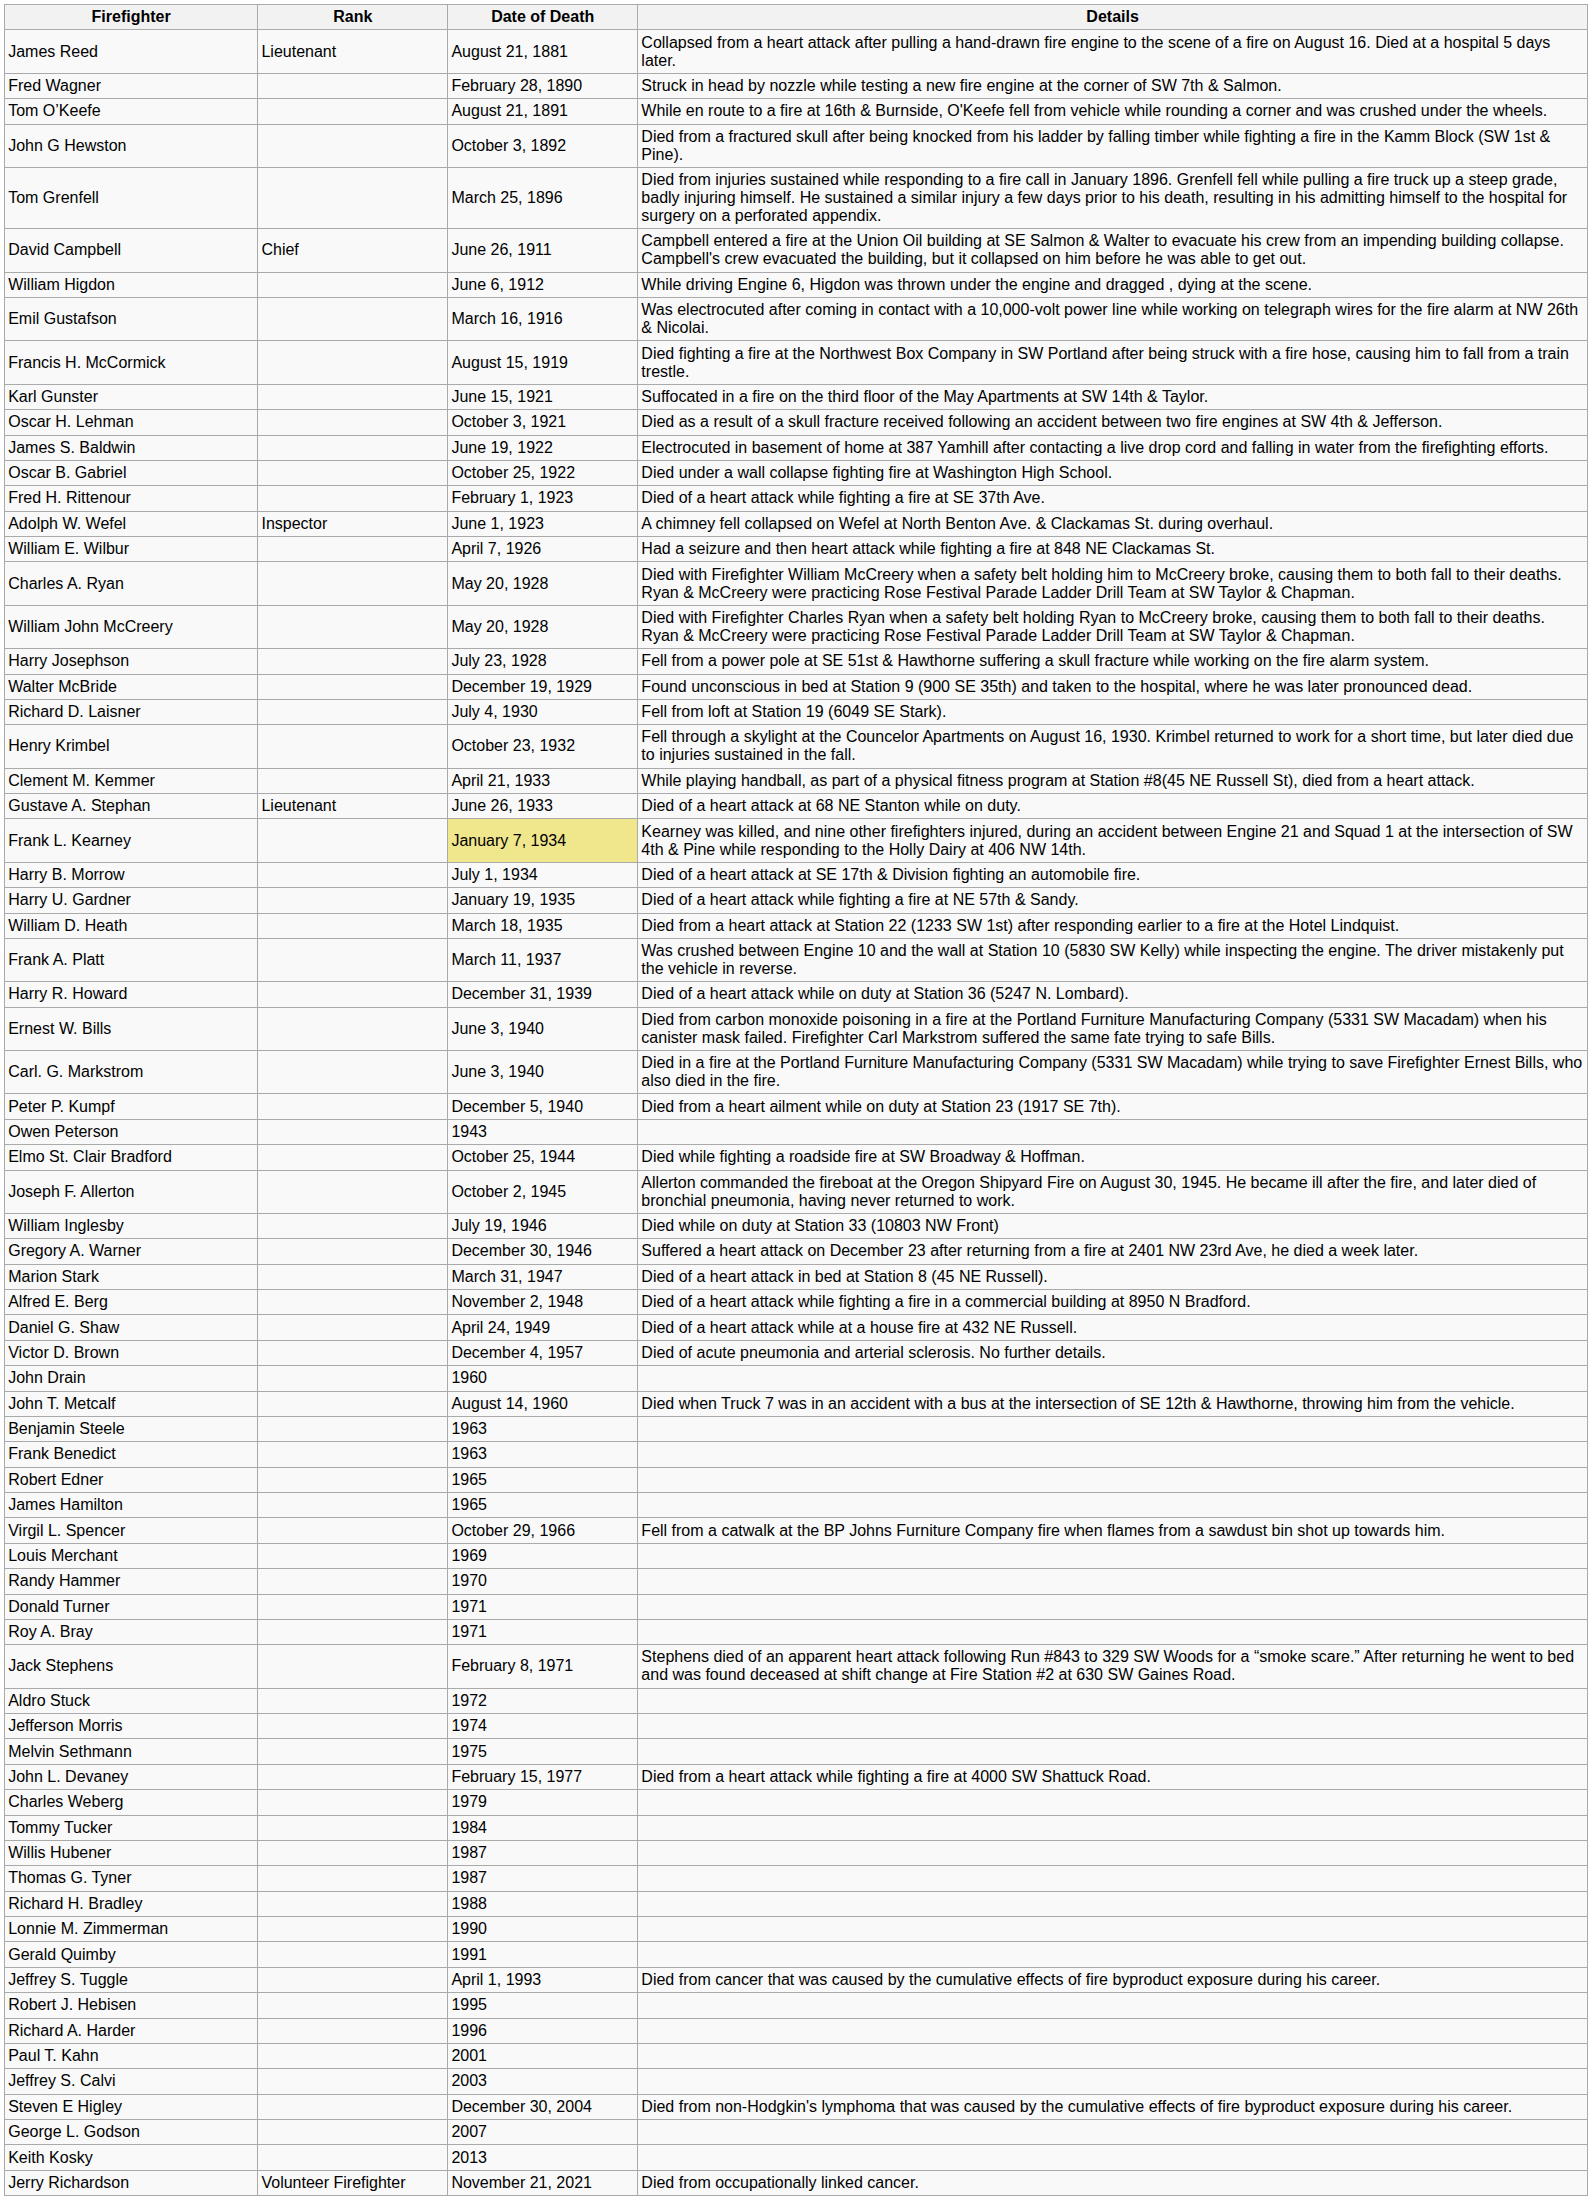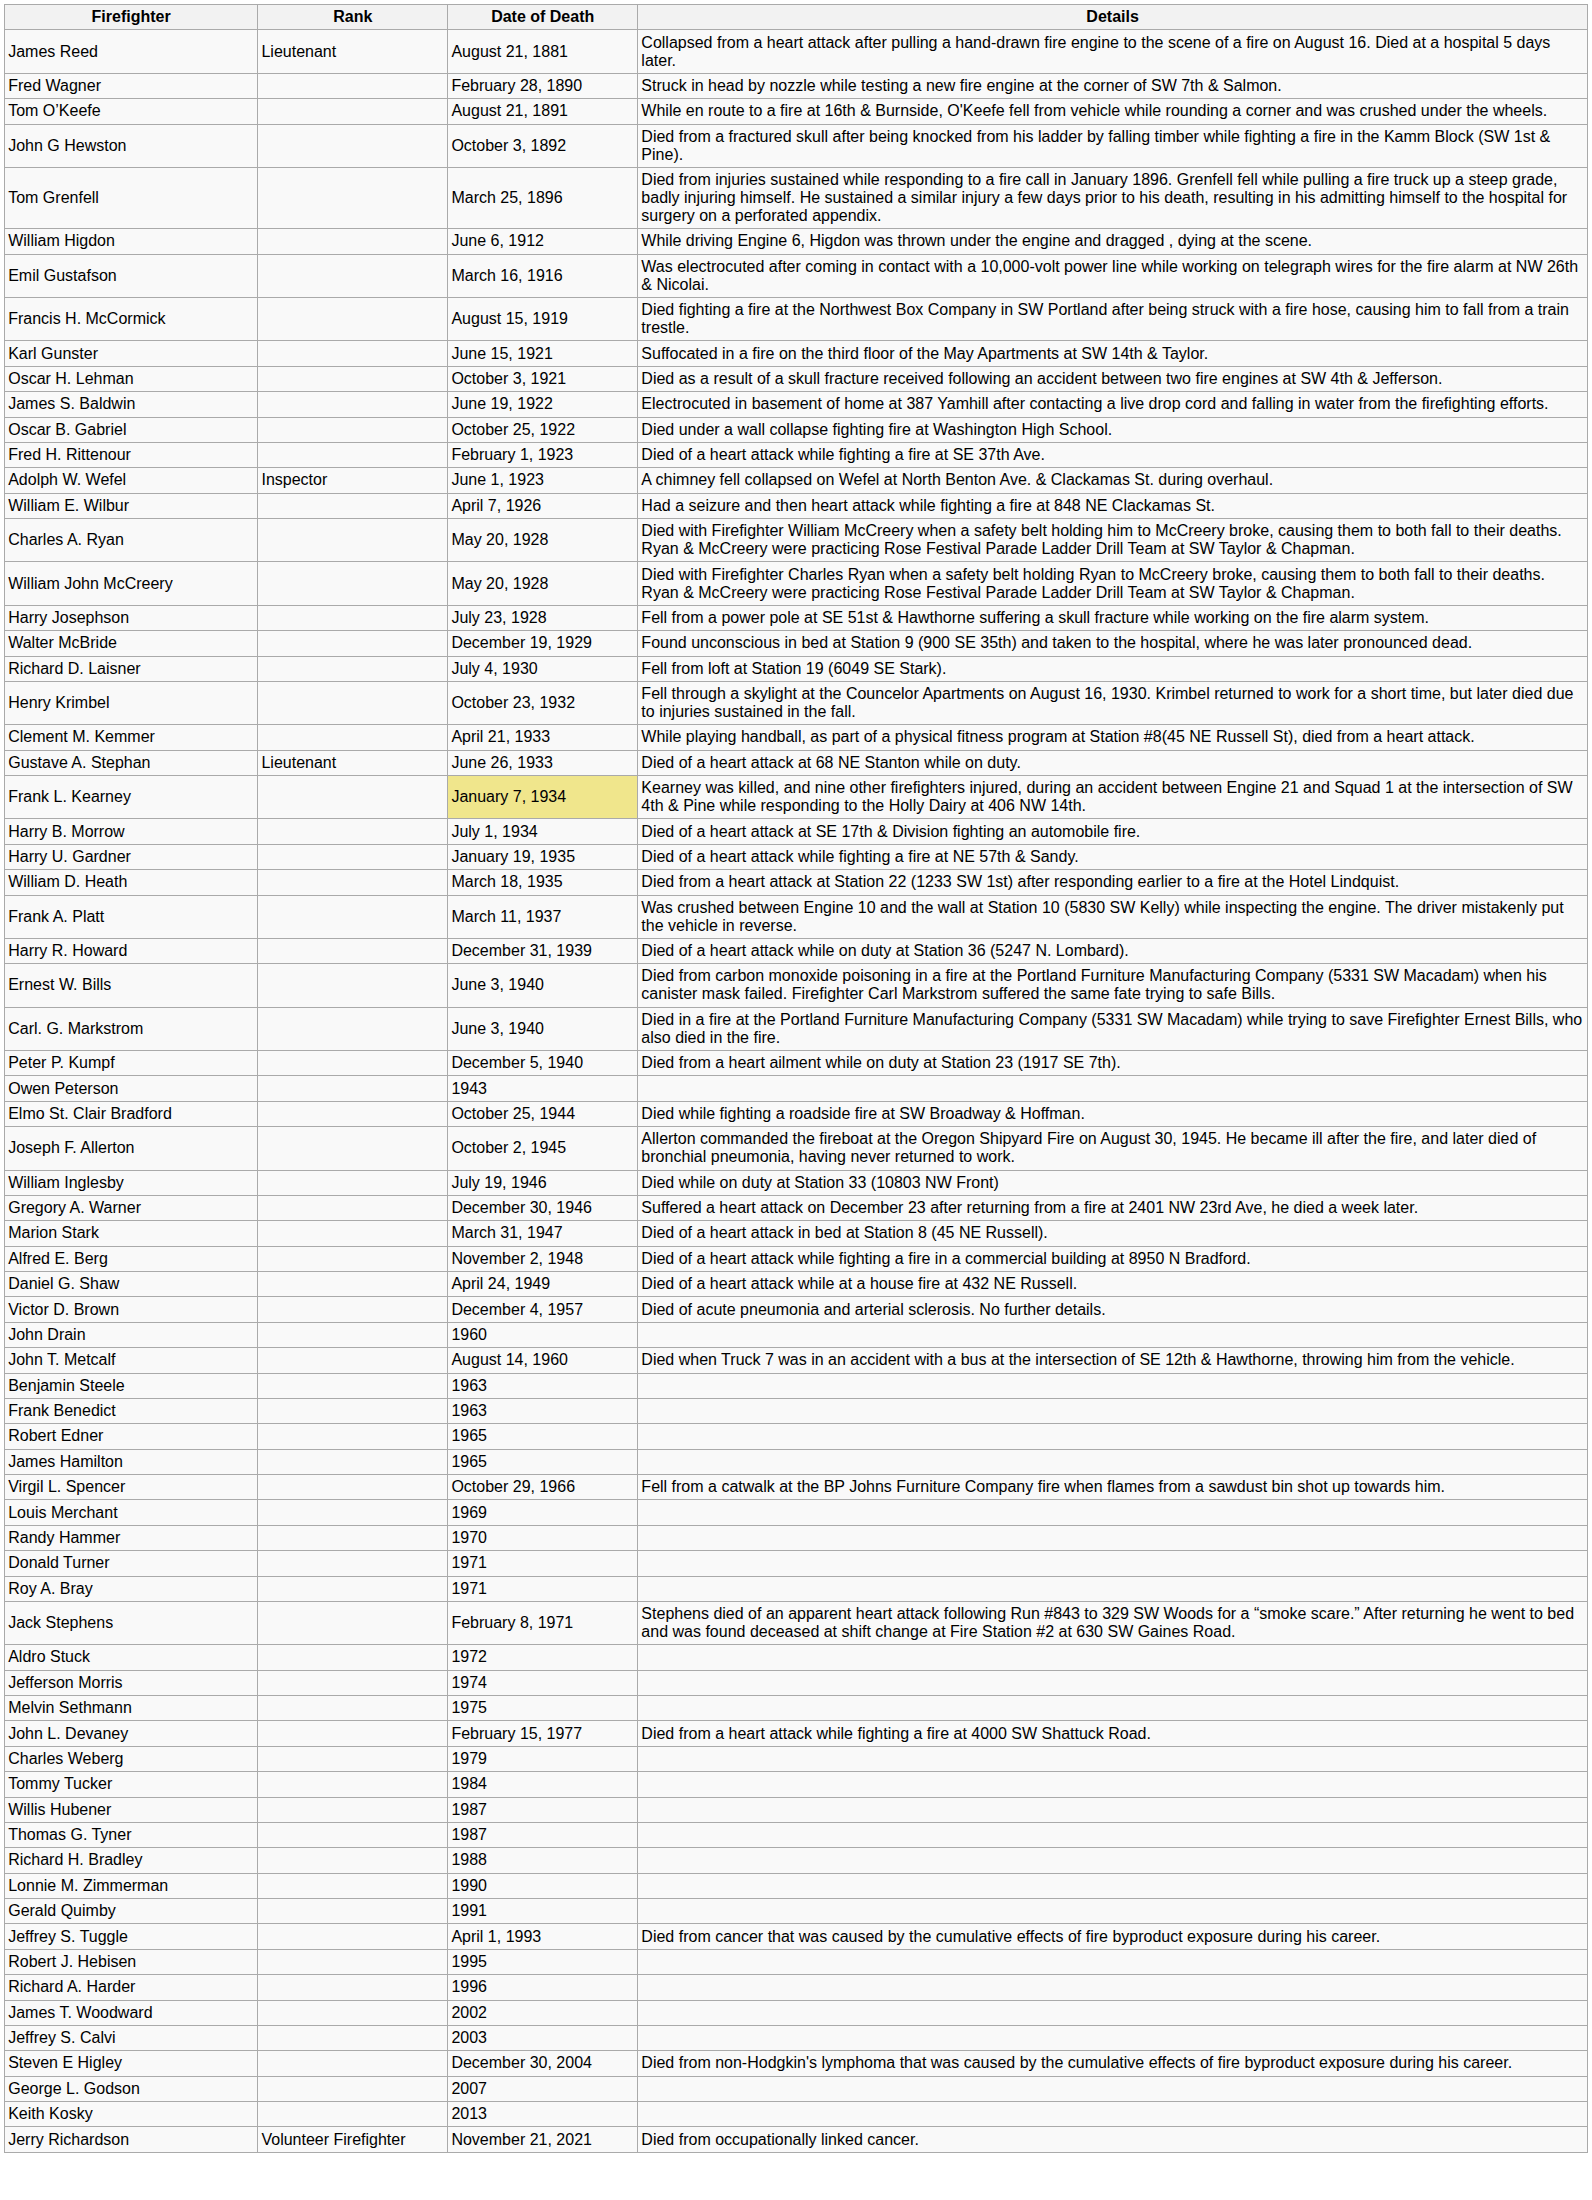- row: (65, 250)
- row: (53, 2056)
+ row: (80, 2012)
